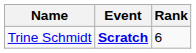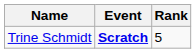(158, 37) 6 -> (158, 37) 5
